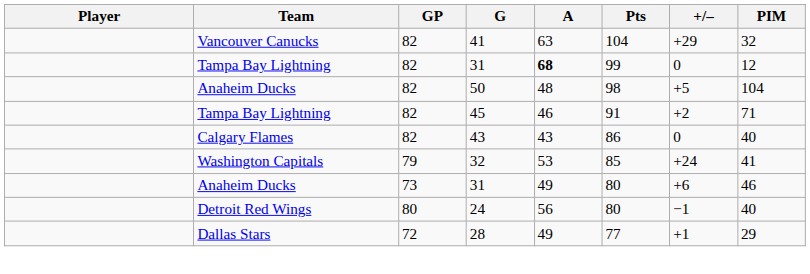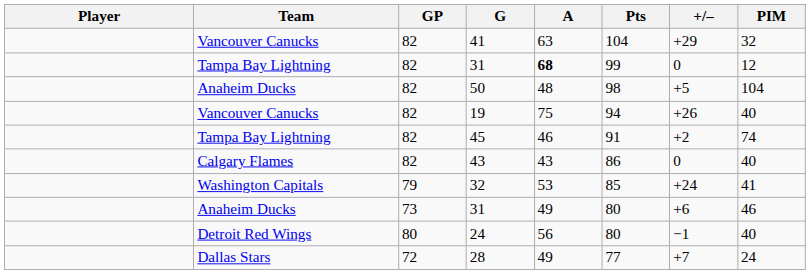+ row: (258, 112)
(749, 112) 71 -> (749, 137) 74
(681, 233) +1 -> (681, 257) +7
(749, 233) 29 -> (749, 257) 24
